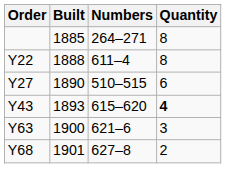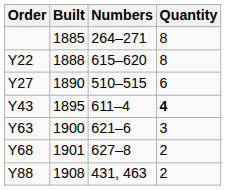(111, 60) 611–4 -> (119, 60) 615–620
(69, 106) 1893 -> (69, 106) 1895
(119, 106) 615–620 -> (111, 106) 611–4
+ row: (20, 173)
